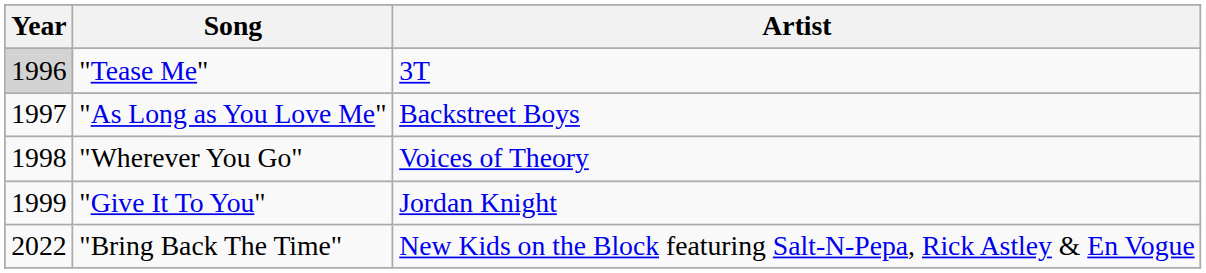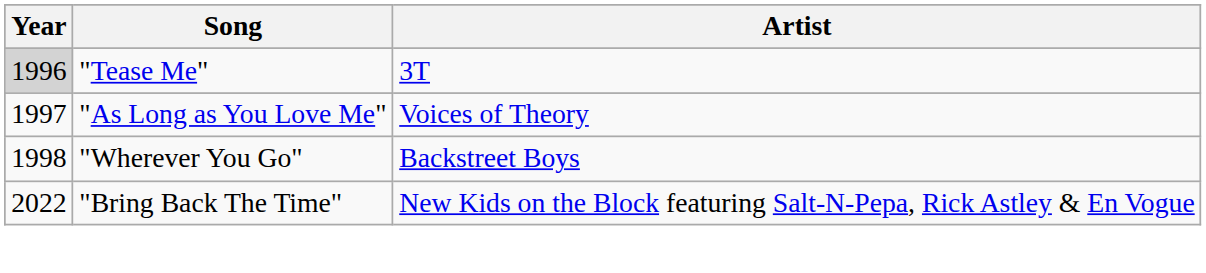(490, 114) Backstreet Boys -> (494, 114) Voices of Theory
(494, 158) Voices of Theory -> (490, 158) Backstreet Boys
- row: (172, 202)
